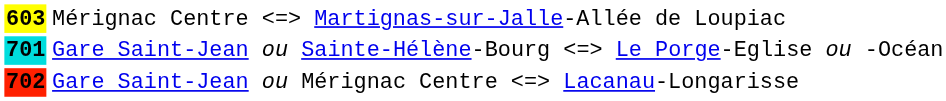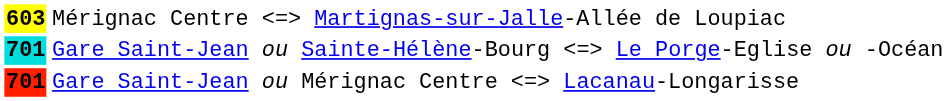(26, 82) 702 -> (26, 82) 701
